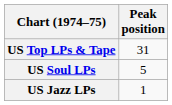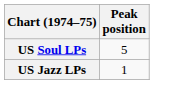- row: (61, 49)
